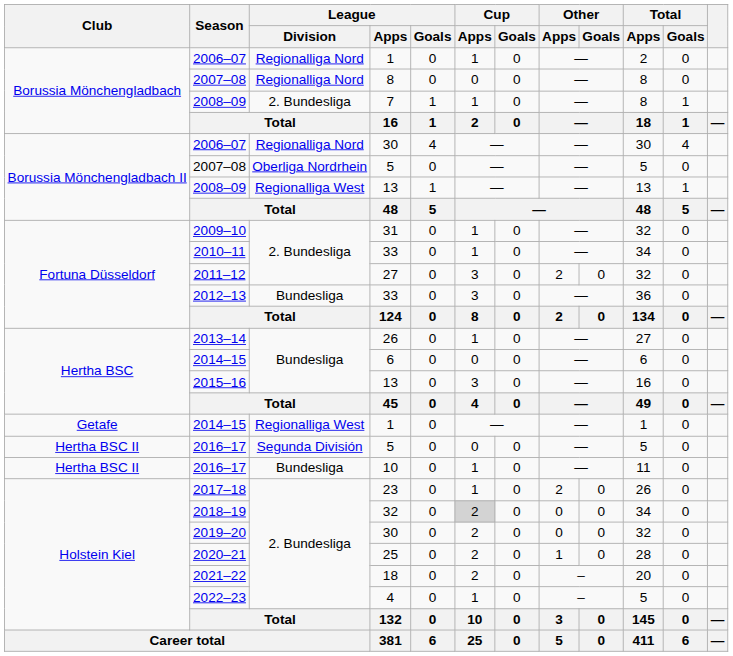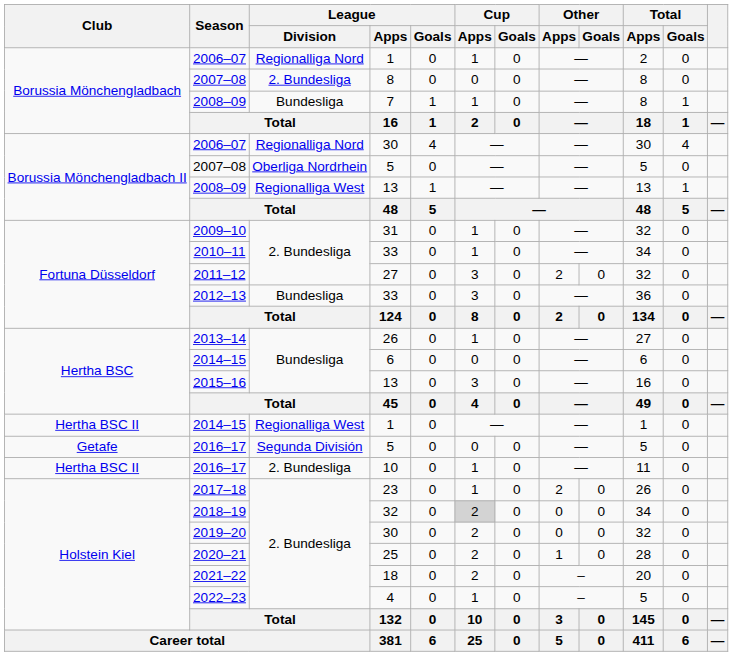(310, 79) Regionalliga Nord -> (310, 79) 2. Bundesliga
(310, 101) 2. Bundesliga -> (310, 101) Bundesliga
(97, 425) Getafe -> (97, 425) Hertha BSC II
(97, 446) Hertha BSC II -> (97, 446) Getafe
(310, 468) Bundesliga -> (310, 468) 2. Bundesliga
